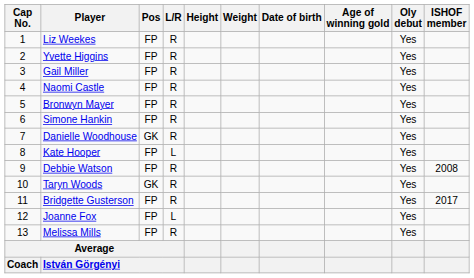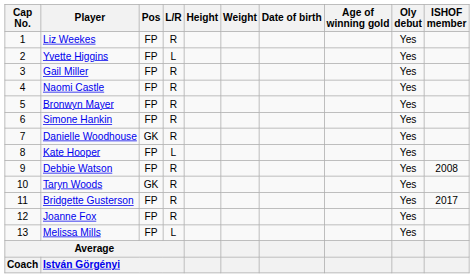(173, 55) R -> (173, 55) L
(173, 216) L -> (173, 216) R
(173, 232) R -> (173, 232) L
